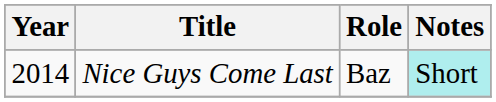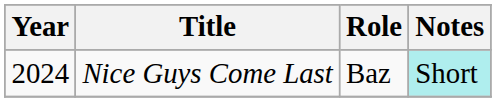(40, 73) 2014 -> (40, 73) 2024
